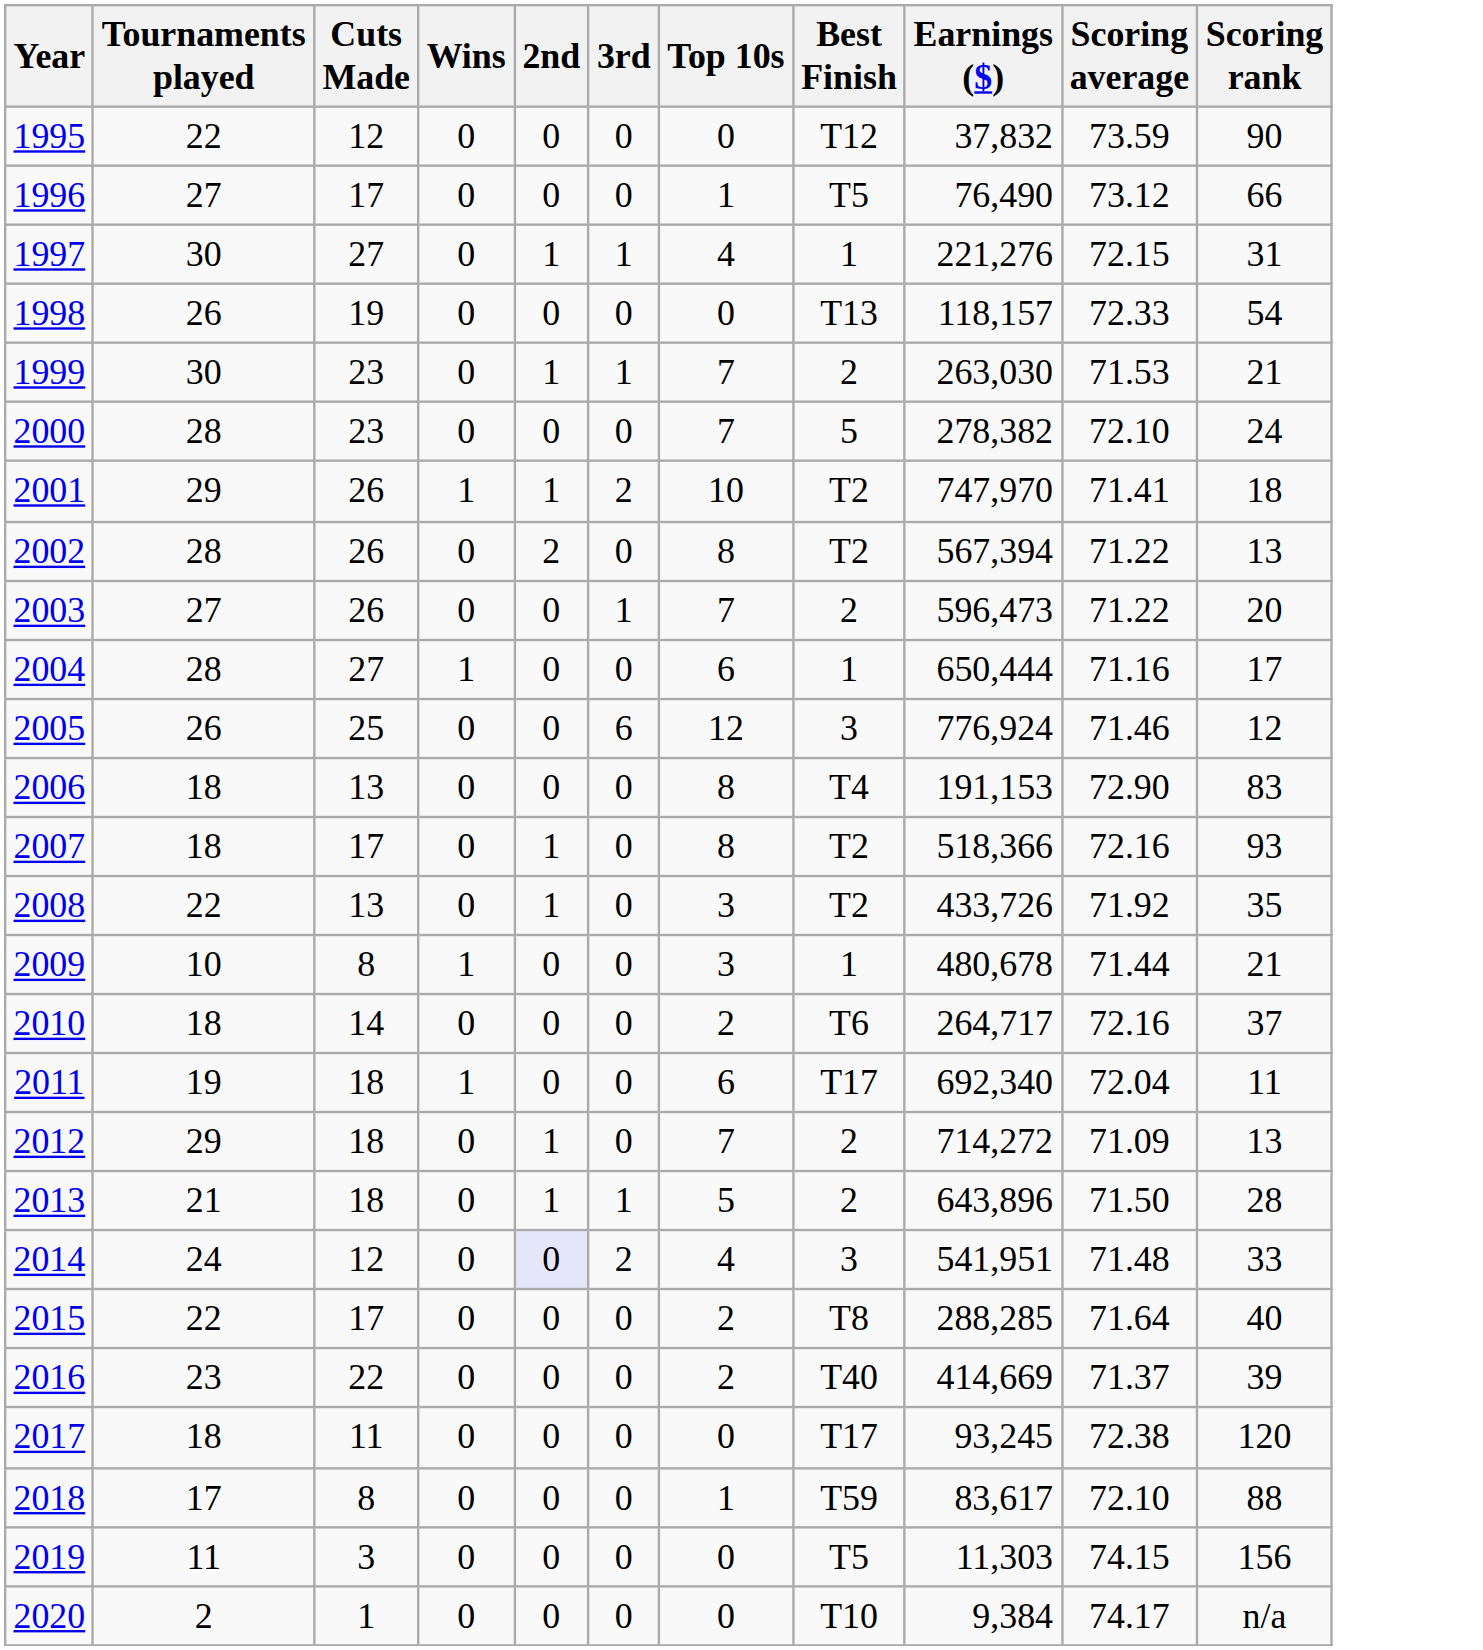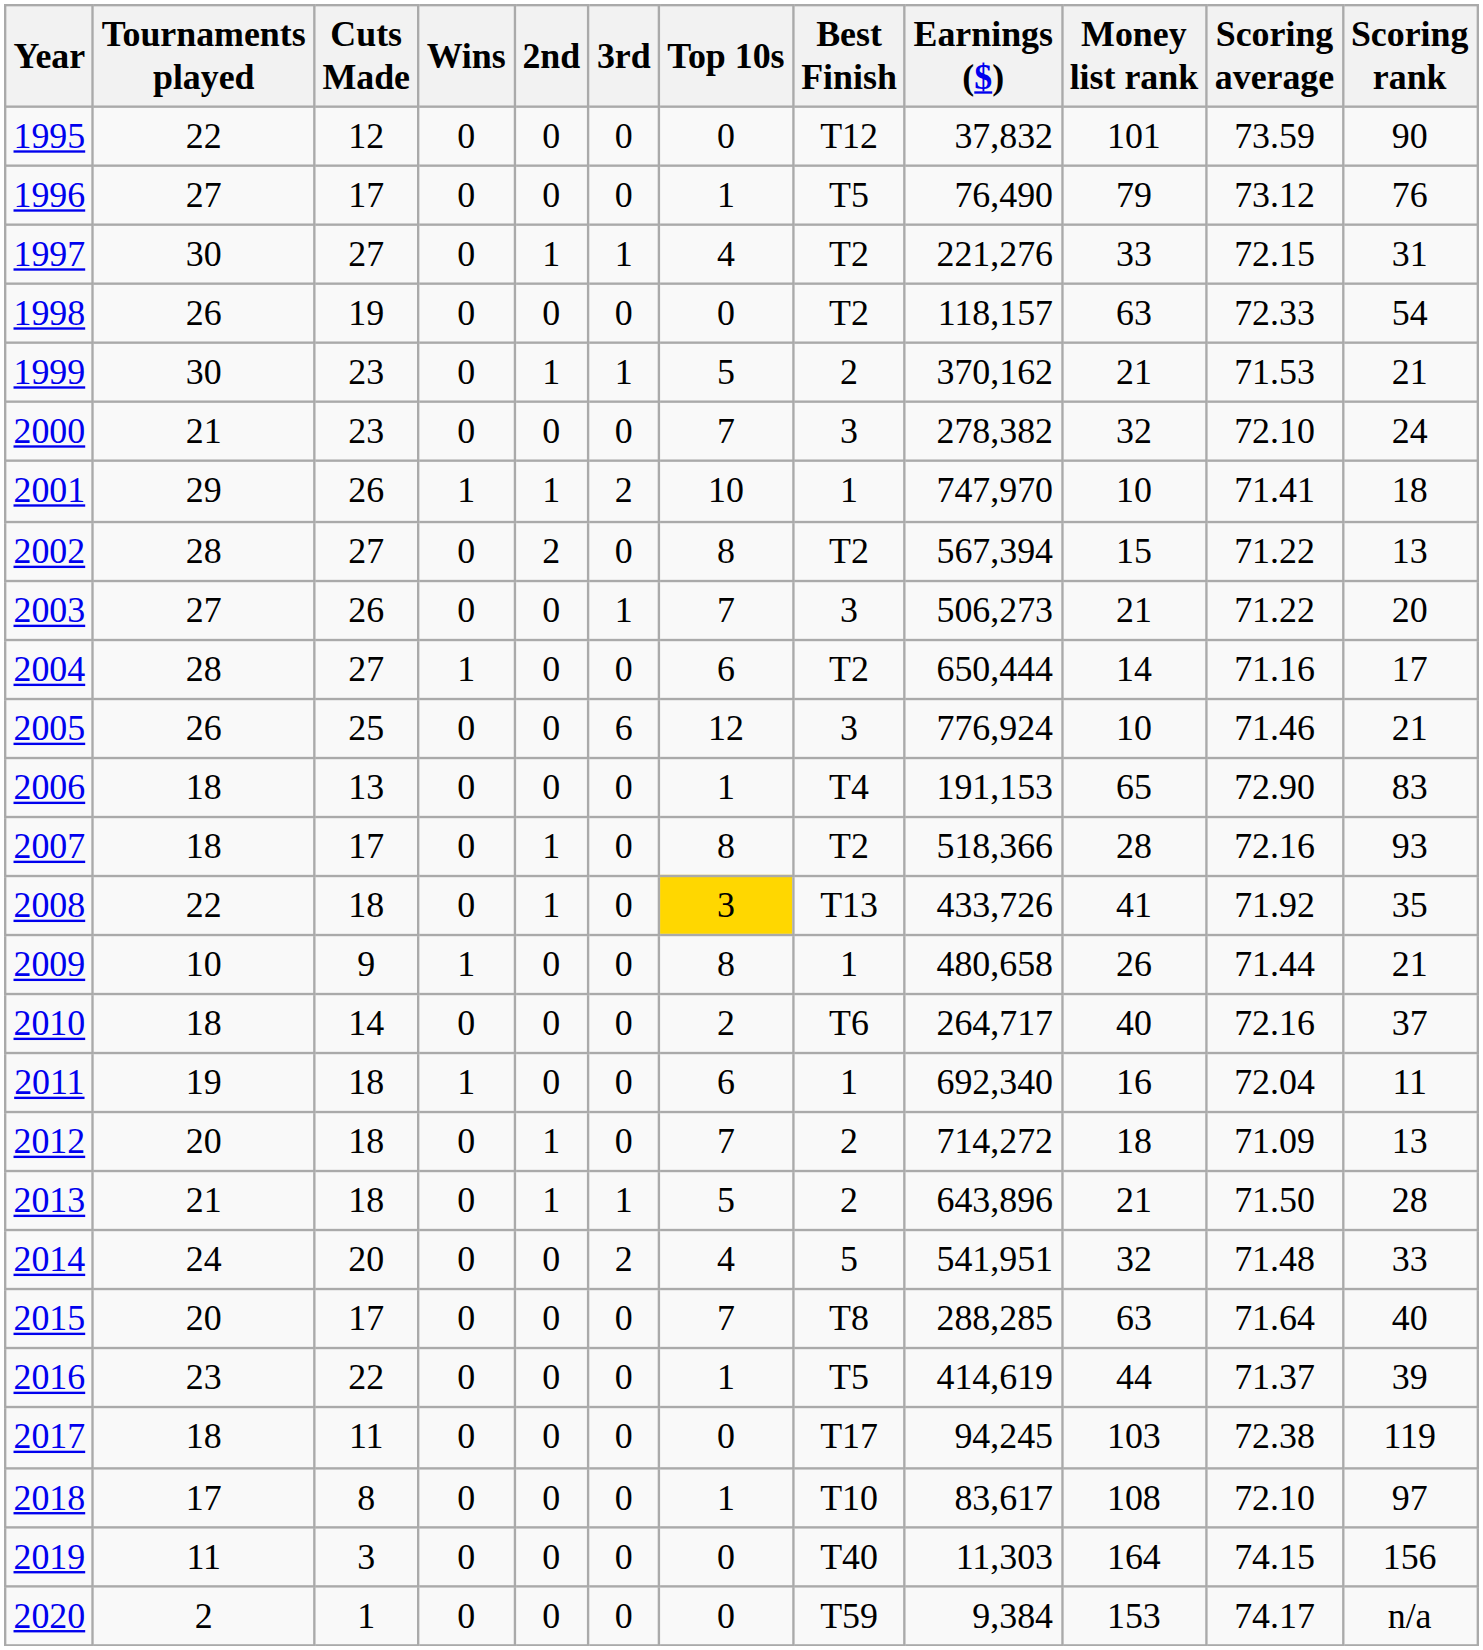+ column: (1134, 55)
(1264, 195) 66 -> (1410, 195) 76
(849, 254) 1 -> (849, 254) T2
(849, 313) T13 -> (849, 313) T2
(726, 372) 7 -> (726, 372) 5
(995, 372) 263,030 -> (995, 372) 370,162
(204, 431) 28 -> (204, 431) 21
(849, 431) 5 -> (849, 431) 3
(849, 490) T2 -> (849, 490) 1
(366, 549) 26 -> (366, 549) 27
(849, 609) 2 -> (849, 609) 3
(995, 609) 596,473 -> (995, 609) 506,273
(849, 668) 1 -> (849, 668) T2
(1264, 727) 12 -> (1410, 727) 21
(726, 786) 8 -> (726, 786) 1
(366, 904) 13 -> (366, 904) 18
(726, 904) no background -> (726, 904) gold background
(849, 904) T2 -> (849, 904) T13
(366, 963) 8 -> (366, 963) 9
(726, 963) 3 -> (726, 963) 8
(995, 963) 480,678 -> (995, 963) 480,658
(849, 1082) T17 -> (849, 1082) 1
(204, 1141) 29 -> (204, 1141) 20
(366, 1259) 12 -> (366, 1259) 20
(551, 1259) lavender background -> (551, 1259) no background
(849, 1259) 3 -> (849, 1259) 5
(204, 1318) 22 -> (204, 1318) 20
(726, 1318) 2 -> (726, 1318) 7
(726, 1377) 2 -> (726, 1377) 1
(849, 1377) T40 -> (849, 1377) T5
(995, 1377) 414,669 -> (995, 1377) 414,619
(1004, 1437) 93,245 -> (1004, 1437) 94,245
(1264, 1437) 120 -> (1410, 1437) 119
(849, 1496) T59 -> (849, 1496) T10
(1264, 1496) 88 -> (1410, 1496) 97
(849, 1555) T5 -> (849, 1555) T40
(849, 1614) T10 -> (849, 1614) T59
